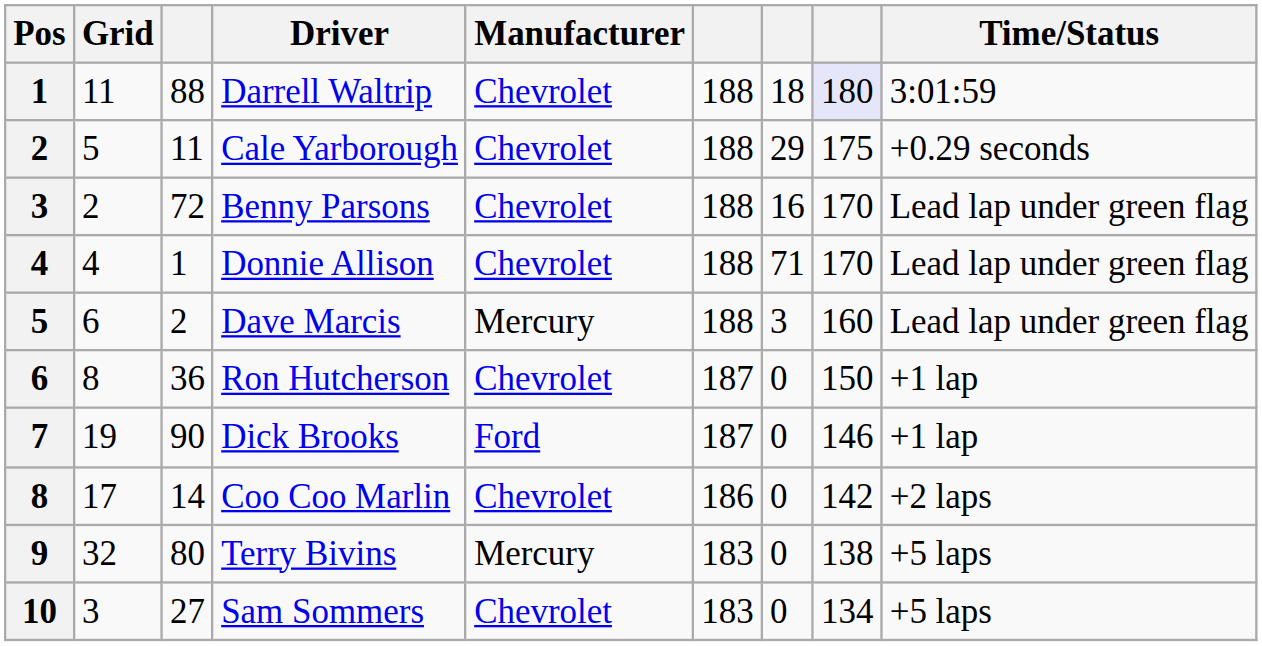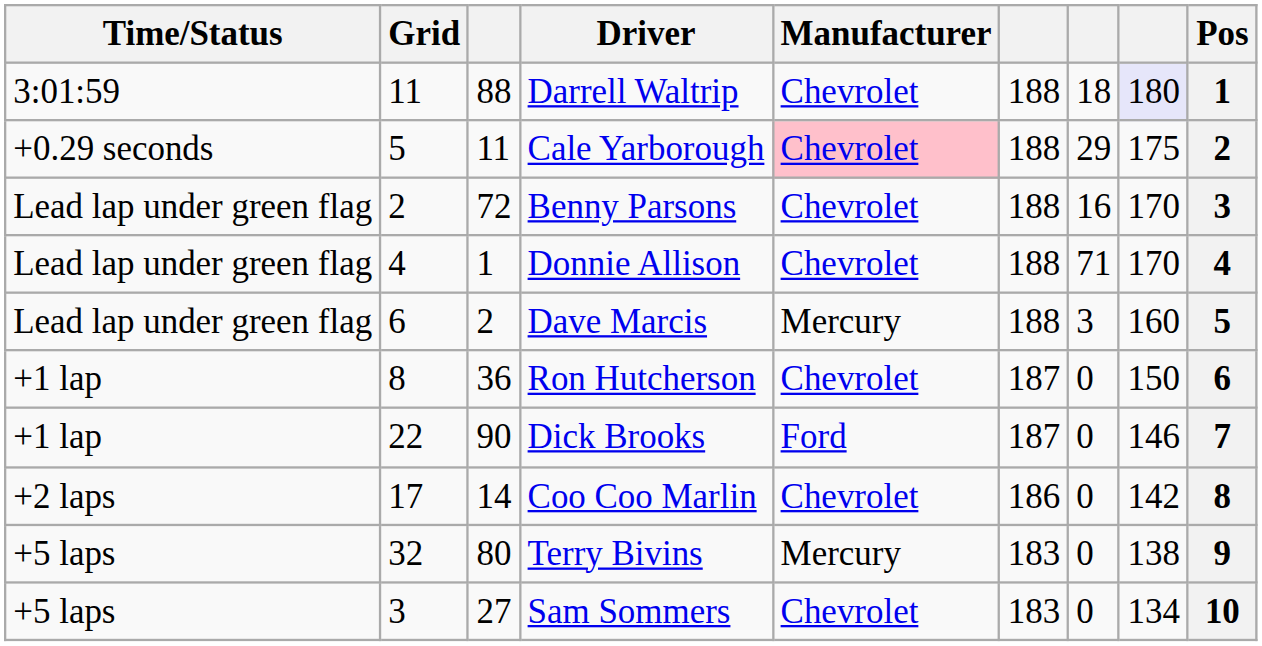columns swapped: (39, 33) <-> (1069, 33)
(543, 148) no background -> (849, 148) pink background
(99, 437) 19 -> (406, 437) 22
